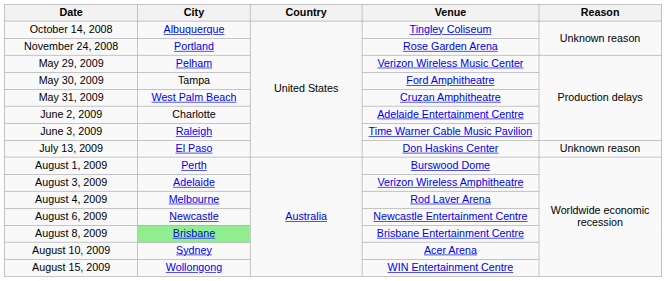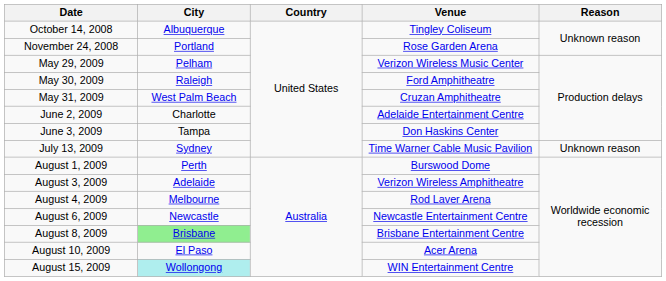(194, 81) Tampa -> (194, 81) Raleigh
(194, 132) Raleigh -> (194, 132) Tampa
(450, 132) Time Warner Cable Music Pavilion -> (450, 132) Don Haskins Center
(194, 149) El Paso -> (194, 149) Sydney
(450, 149) Don Haskins Center -> (450, 149) Time Warner Cable Music Pavilion
(194, 251) Sydney -> (194, 251) El Paso
(194, 268) no background -> (194, 268) paleturquoise background
